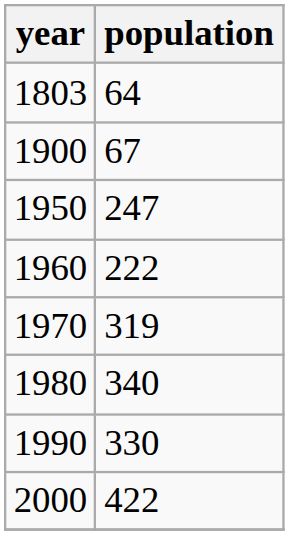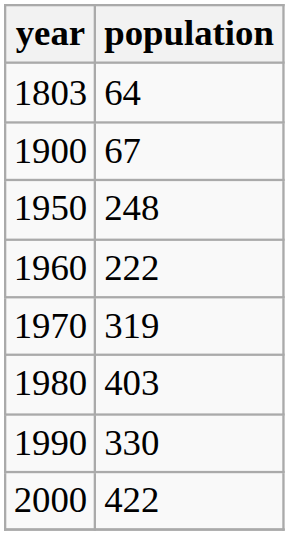(132, 208) 247 -> (132, 208) 248
(132, 383) 340 -> (132, 383) 403
